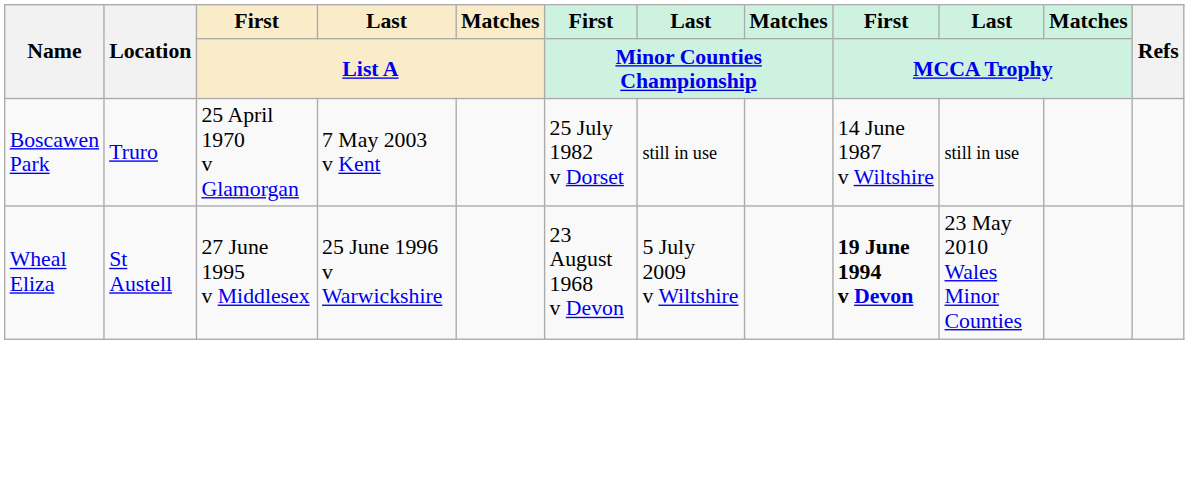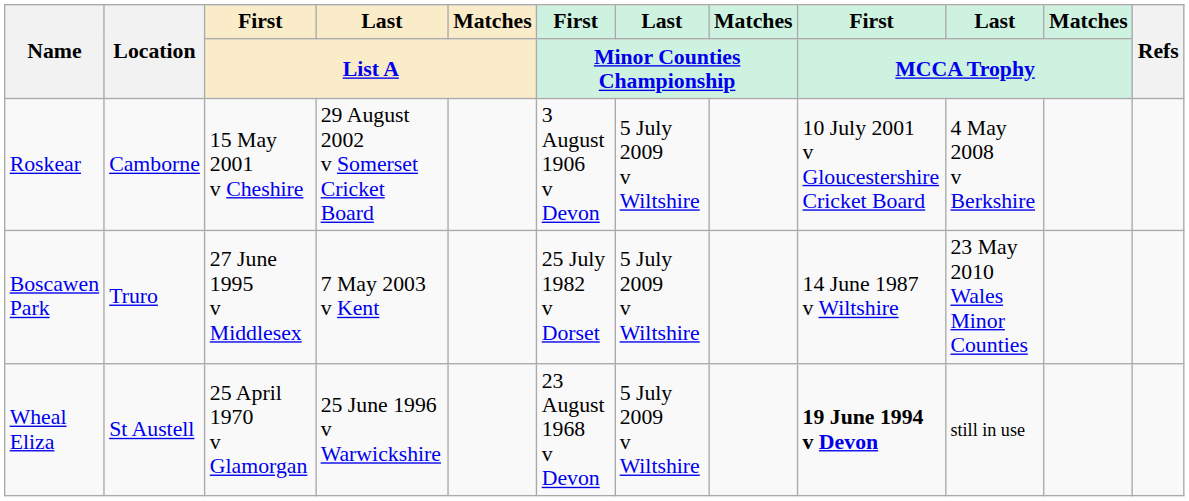+ row: (45, 164)
(250, 151) 25 April 1970 v Glamorgan -> (256, 296) 27 June 1995 v Middlesex
(680, 153) still in use -> (660, 296) 5 July 2009 v Wiltshire
(982, 153) still in use -> (989, 296) 23 May 2010 Wales Minor Counties
(256, 272) 27 June 1995 v Middlesex -> (259, 429) 25 April 1970 v Glamorgan
(983, 272) 23 May 2010 Wales Minor Counties -> (988, 430) still in use
